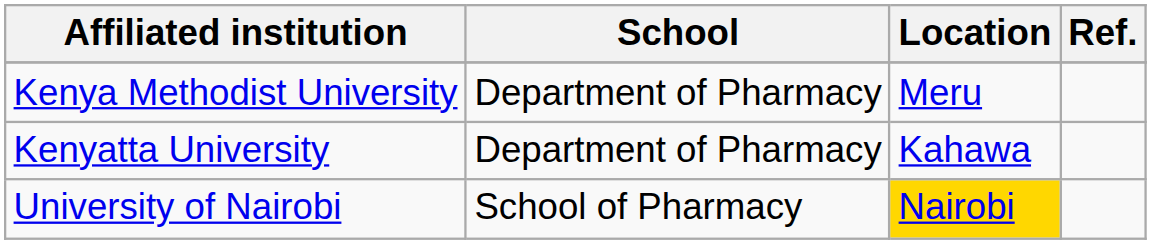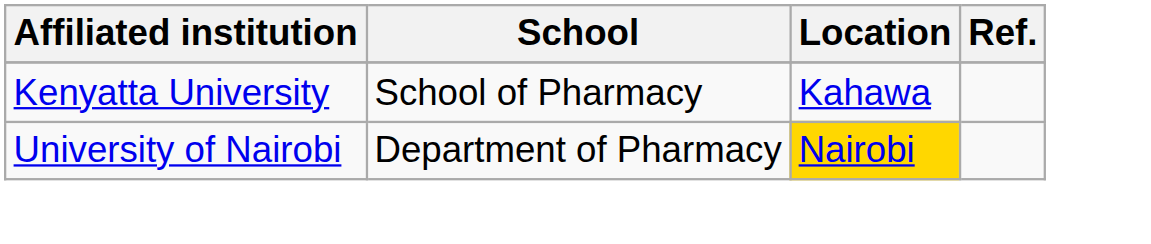- row: (236, 91)
(678, 149) Department of Pharmacy -> (538, 91) School of Pharmacy
(638, 207) School of Pharmacy -> (578, 149) Department of Pharmacy
